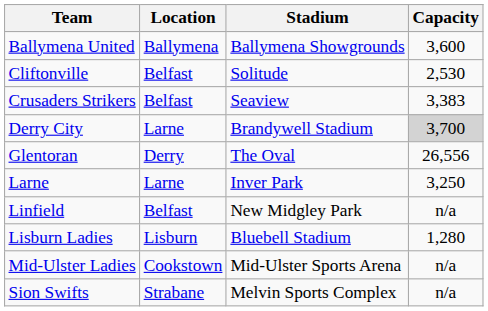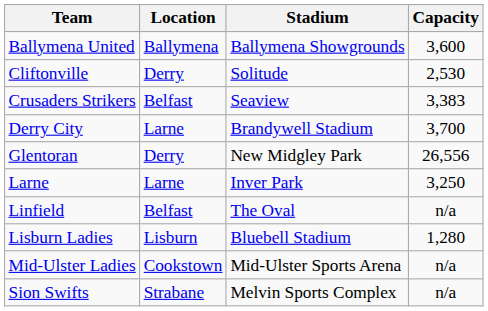(168, 73) Belfast -> (164, 73) Derry
(446, 127) lightgrey background -> (446, 127) no background
(263, 155) The Oval -> (296, 155) New Midgley Park
(296, 210) New Midgley Park -> (263, 210) The Oval
